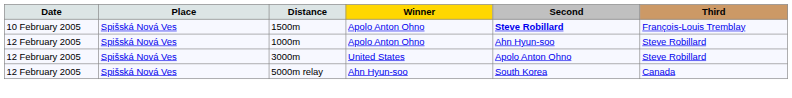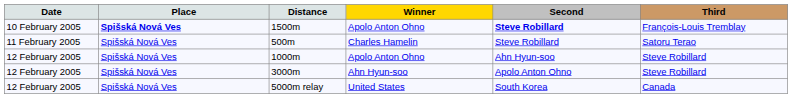(139, 27) normal -> (141, 27) bold
+ row: (283, 42)
(376, 56) United States -> (378, 71) Ahn Hyun-soo
(378, 71) Ahn Hyun-soo -> (376, 86) United States
